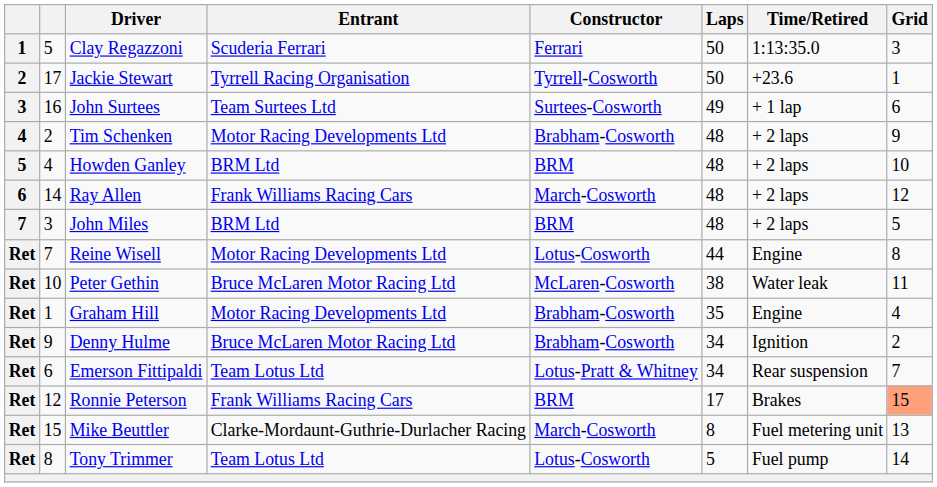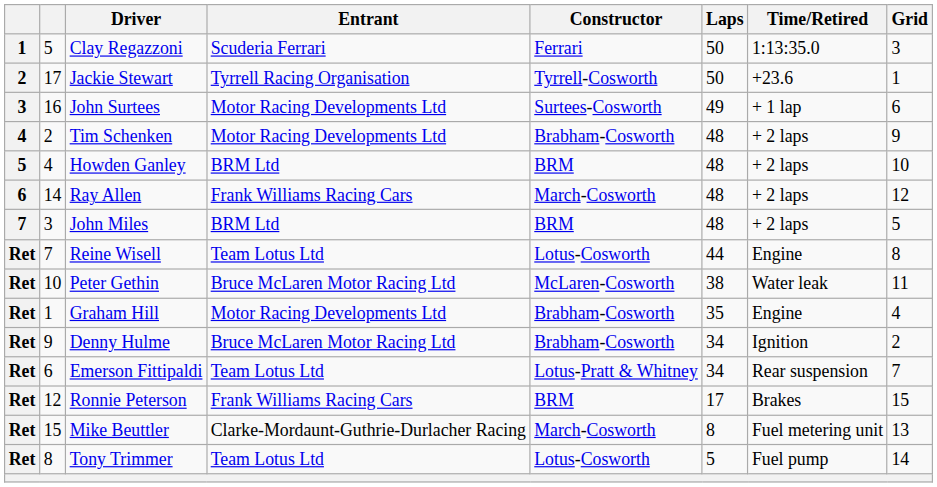(273, 107) Team Surtees Ltd -> (328, 107) Motor Racing Developments Ltd
(328, 253) Motor Racing Developments Ltd -> (267, 253) Team Lotus Ltd
(900, 400) lightsalmon background -> (900, 400) no background
